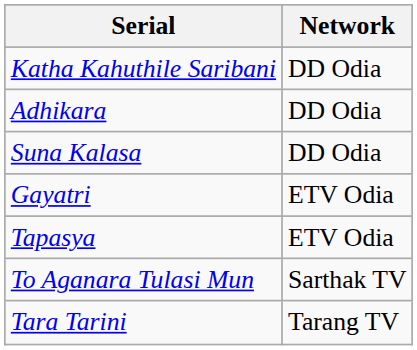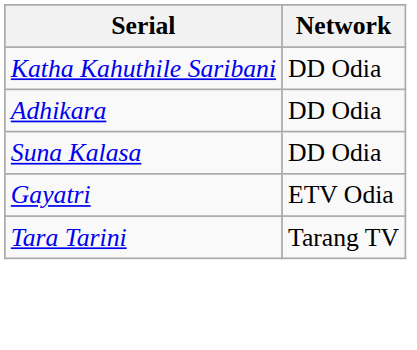- row: (53, 237)
- row: (132, 279)
